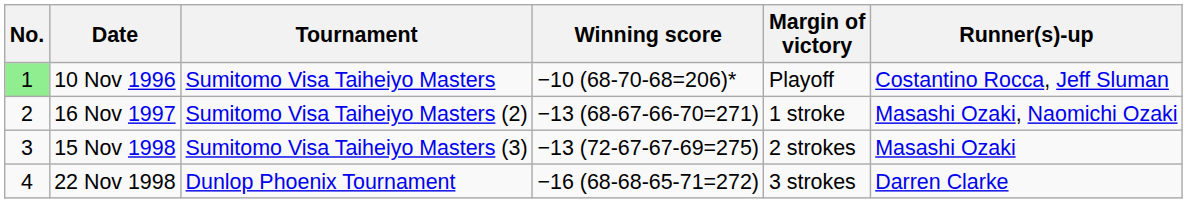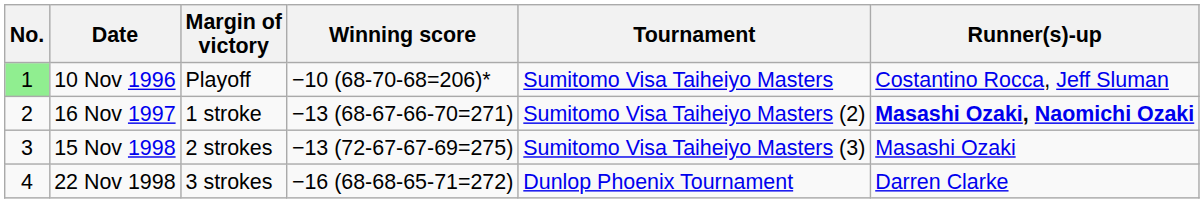columns swapped: (357, 34) <-> (817, 34)
(1026, 114) normal -> (1035, 114) bold
